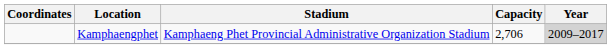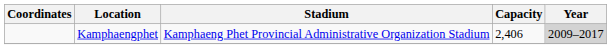(509, 33) 2,706 -> (509, 33) 2,406
